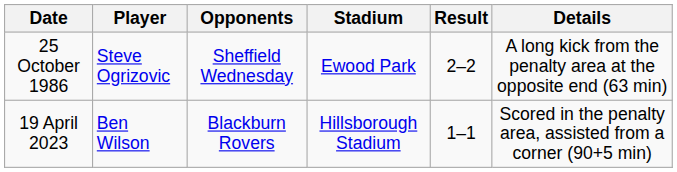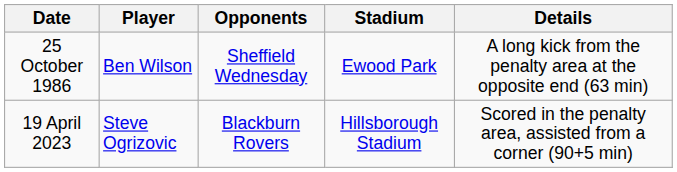- column: (461, 18)
(133, 66) Steve Ogrizovic -> (148, 66) Ben Wilson
(123, 133) Ben Wilson -> (140, 133) Steve Ogrizovic
